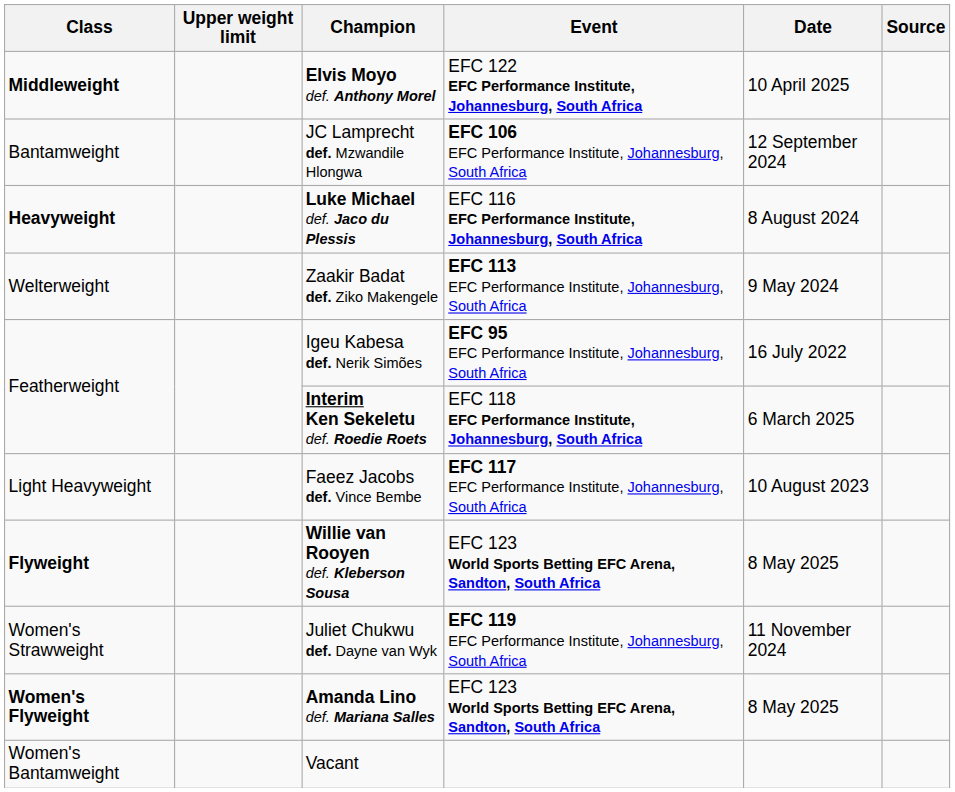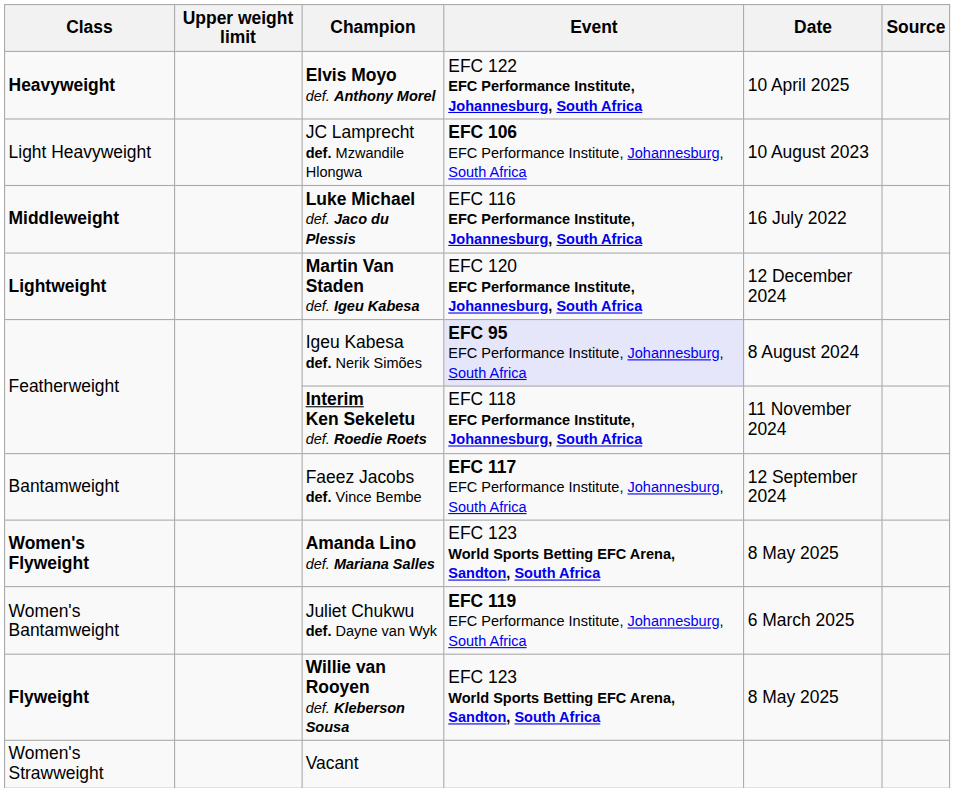(64, 85) Middleweight -> (62, 85) Heavyweight
(64, 152) Bantamweight -> (80, 152) Light Heavyweight
(802, 152) 12 September 2024 -> (808, 152) 10 August 2023
(62, 219) Heavyweight -> (64, 219) Middleweight
(803, 219) 8 August 2024 -> (797, 219) 16 July 2022
- row: (372, 285)
+ row: (363, 285)
(586, 352) no background -> (586, 352) lavender background
(797, 352) 16 July 2022 -> (803, 352) 8 August 2024
(801, 419) 6 March 2025 -> (799, 419) 11 November 2024
(80, 486) Light Heavyweight -> (64, 486) Bantamweight
(808, 486) 10 August 2023 -> (802, 486) 12 September 2024
rows swapped: (355, 563) <-> (370, 706)
(56, 640) Women's Strawweight -> (64, 620) Women's Bantamweight
(799, 640) 11 November 2024 -> (801, 620) 6 March 2025
(64, 764) Women's Bantamweight -> (56, 764) Women's Strawweight
